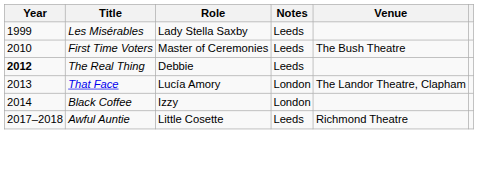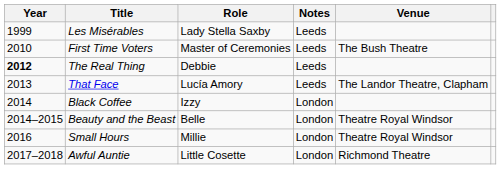(292, 84) London -> (311, 84) Leeds
+ row: (122, 119)
+ row: (99, 137)
(289, 119) Leeds -> (314, 155) London
